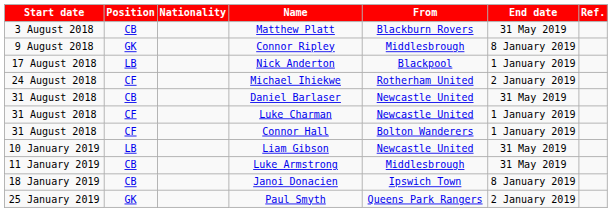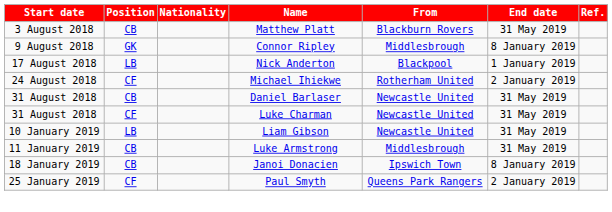(533, 114) 1 January 2019 -> (533, 114) 31 May 2019
- row: (296, 131)
(131, 199) GK -> (131, 182) CF
